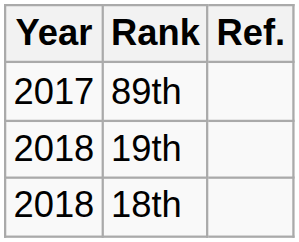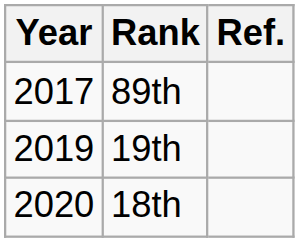(54, 148) 2018 -> (54, 148) 2019
(54, 206) 2018 -> (54, 206) 2020
